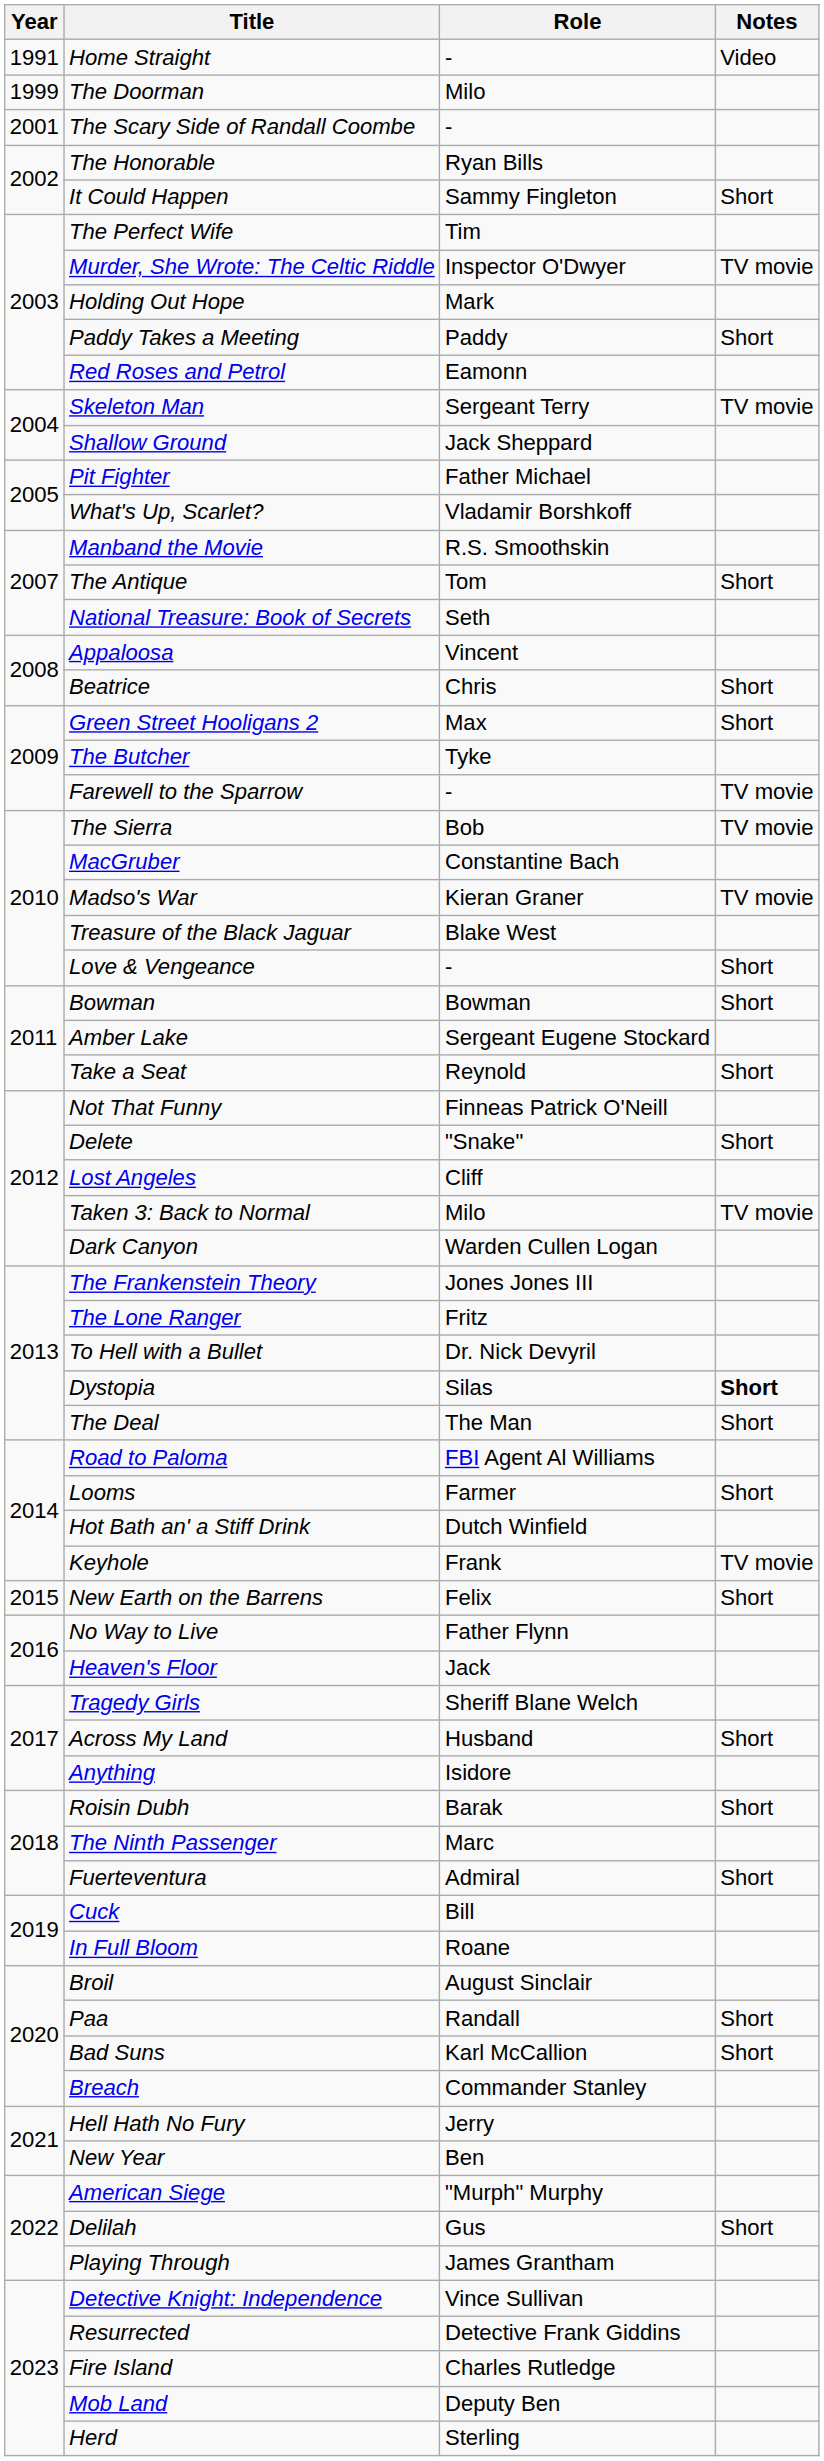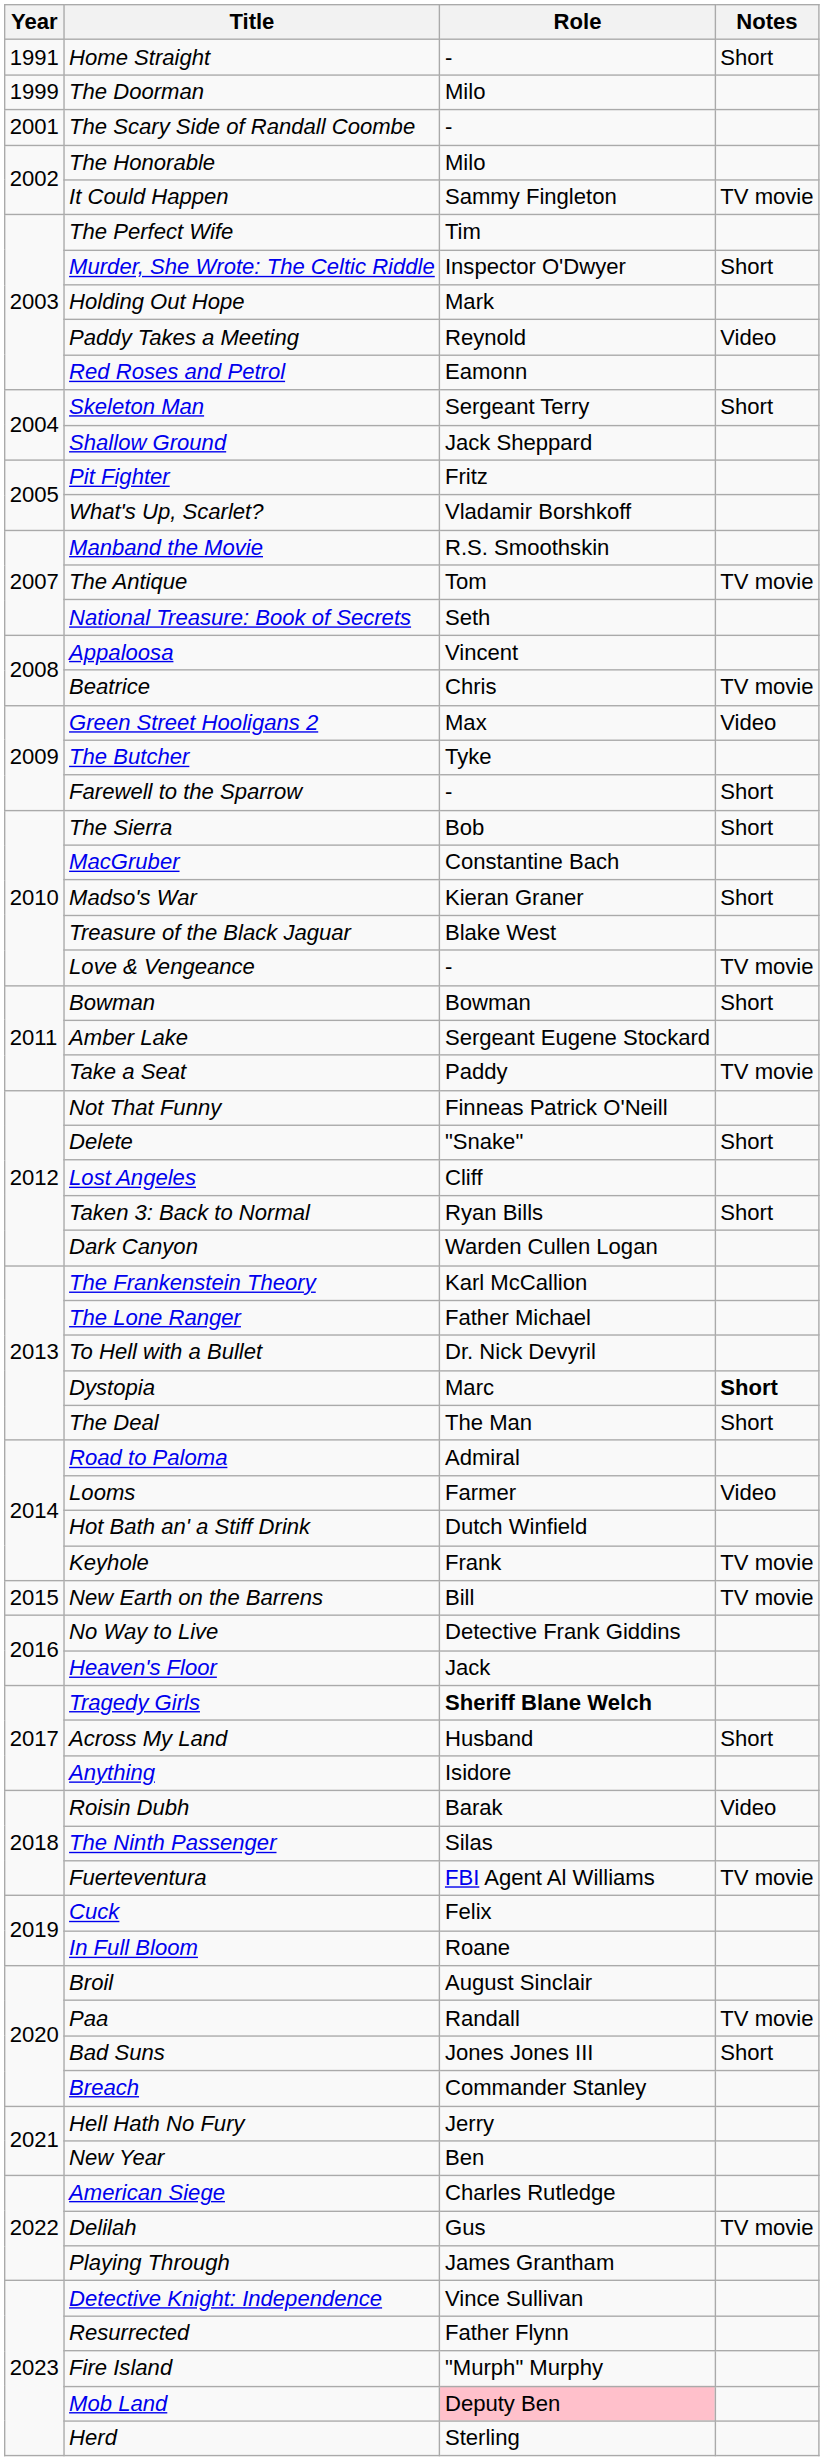(748, 57) Video -> (747, 57) Short
(494, 162) Ryan Bills -> (465, 162) Milo
(747, 197) Short -> (767, 197) TV movie
(767, 267) TV movie -> (747, 267) Short
(476, 337) Paddy -> (485, 337) Reynold
(747, 337) Short -> (748, 337) Video
(767, 407) TV movie -> (747, 407) Short
(518, 477) Father Michael -> (466, 477) Fritz
(747, 582) Short -> (767, 582) TV movie
(747, 687) Short -> (767, 687) TV movie
(747, 722) Short -> (748, 722) Video
(767, 792) TV movie -> (747, 792) Short
(767, 827) TV movie -> (747, 827) Short
(767, 897) TV movie -> (747, 897) Short
(747, 967) Short -> (767, 967) TV movie
(485, 1072) Reynold -> (476, 1072) Paddy
(747, 1072) Short -> (767, 1072) TV movie
(465, 1212) Milo -> (494, 1212) Ryan Bills
(767, 1212) TV movie -> (747, 1212) Short
(519, 1282) Jones Jones III -> (516, 1282) Karl McCallion
(466, 1317) Fritz -> (518, 1317) Father Michael
(469, 1387) Silas -> (469, 1387) Marc
(550, 1457) FBI Agent Al Williams -> (482, 1457) Admiral
(747, 1492) Short -> (748, 1492) Video
(468, 1597) Felix -> (460, 1597) Bill
(747, 1597) Short -> (767, 1597) TV movie
(507, 1632) Father Flynn -> (563, 1632) Detective Frank Giddins
(542, 1702) normal -> (548, 1702) bold
(747, 1807) Short -> (748, 1807) Video
(469, 1842) Marc -> (469, 1842) Silas
(482, 1877) Admiral -> (550, 1877) FBI Agent Al Williams
(747, 1877) Short -> (767, 1877) TV movie
(460, 1912) Bill -> (468, 1912) Felix
(747, 2018) Short -> (767, 2018) TV movie
(516, 2053) Karl McCallion -> (519, 2053) Jones Jones III
(524, 2193) "Murph" Murphy -> (530, 2193) Charles Rutledge
(747, 2228) Short -> (767, 2228) TV movie
(563, 2333) Detective Frank Giddins -> (507, 2333) Father Flynn
(530, 2368) Charles Rutledge -> (524, 2368) "Murph" Murphy
(503, 2403) no background -> (503, 2403) pink background
